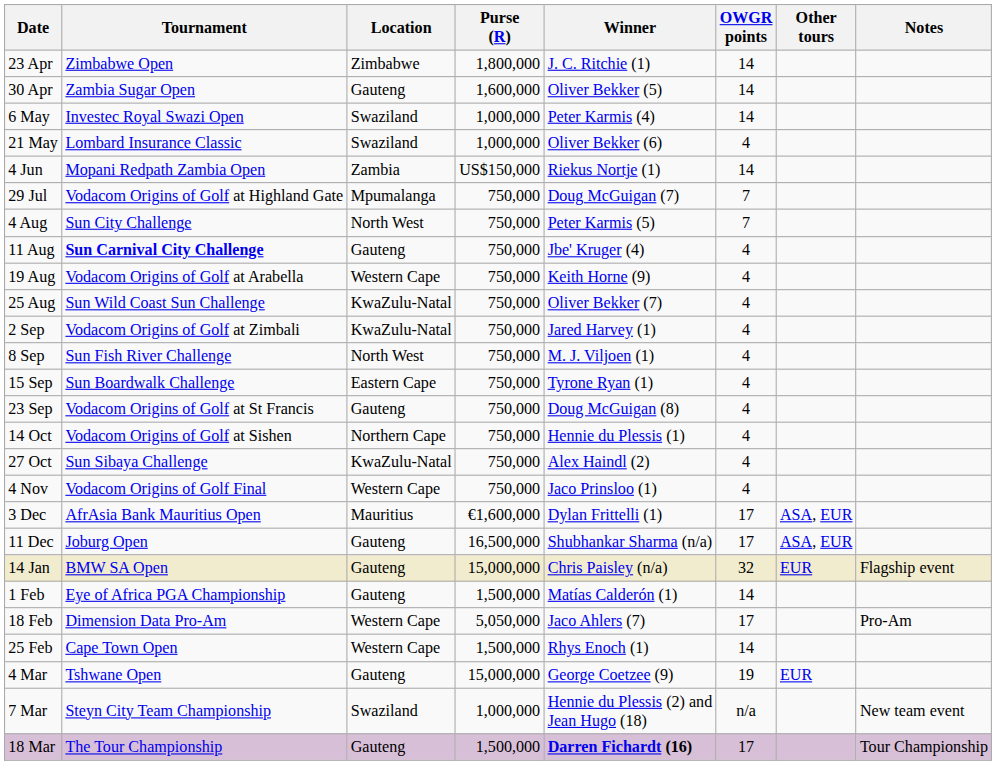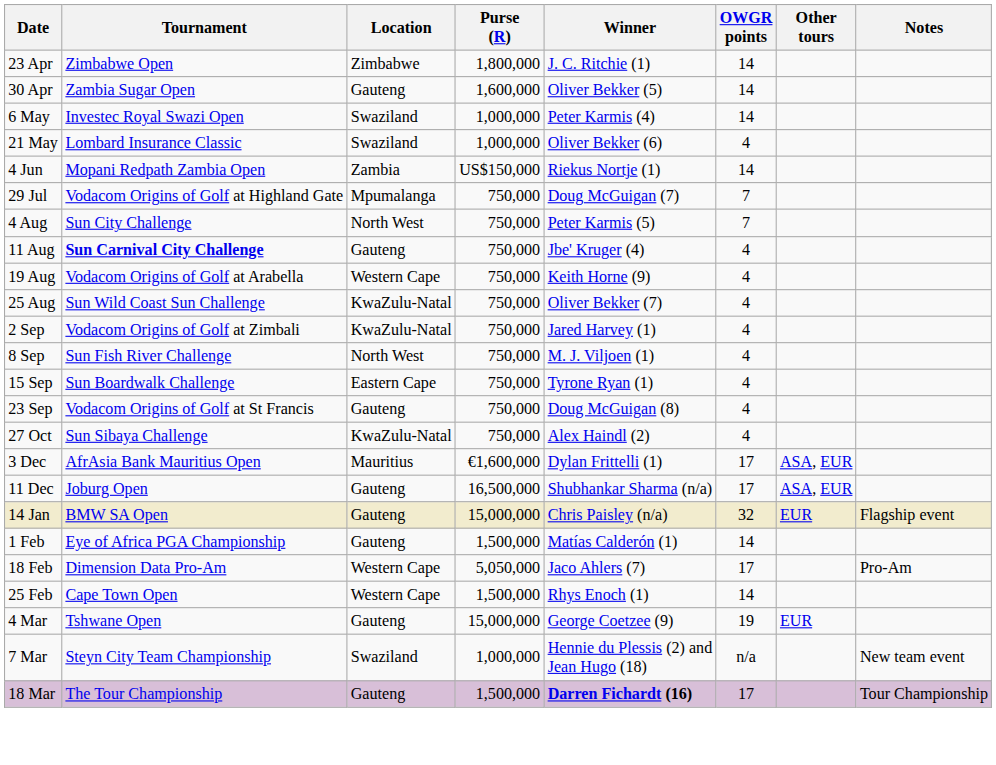- row: (30, 435)
- row: (28, 488)
